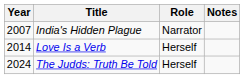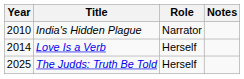(19, 30) 2007 -> (19, 30) 2010
(19, 64) 2024 -> (19, 64) 2025
